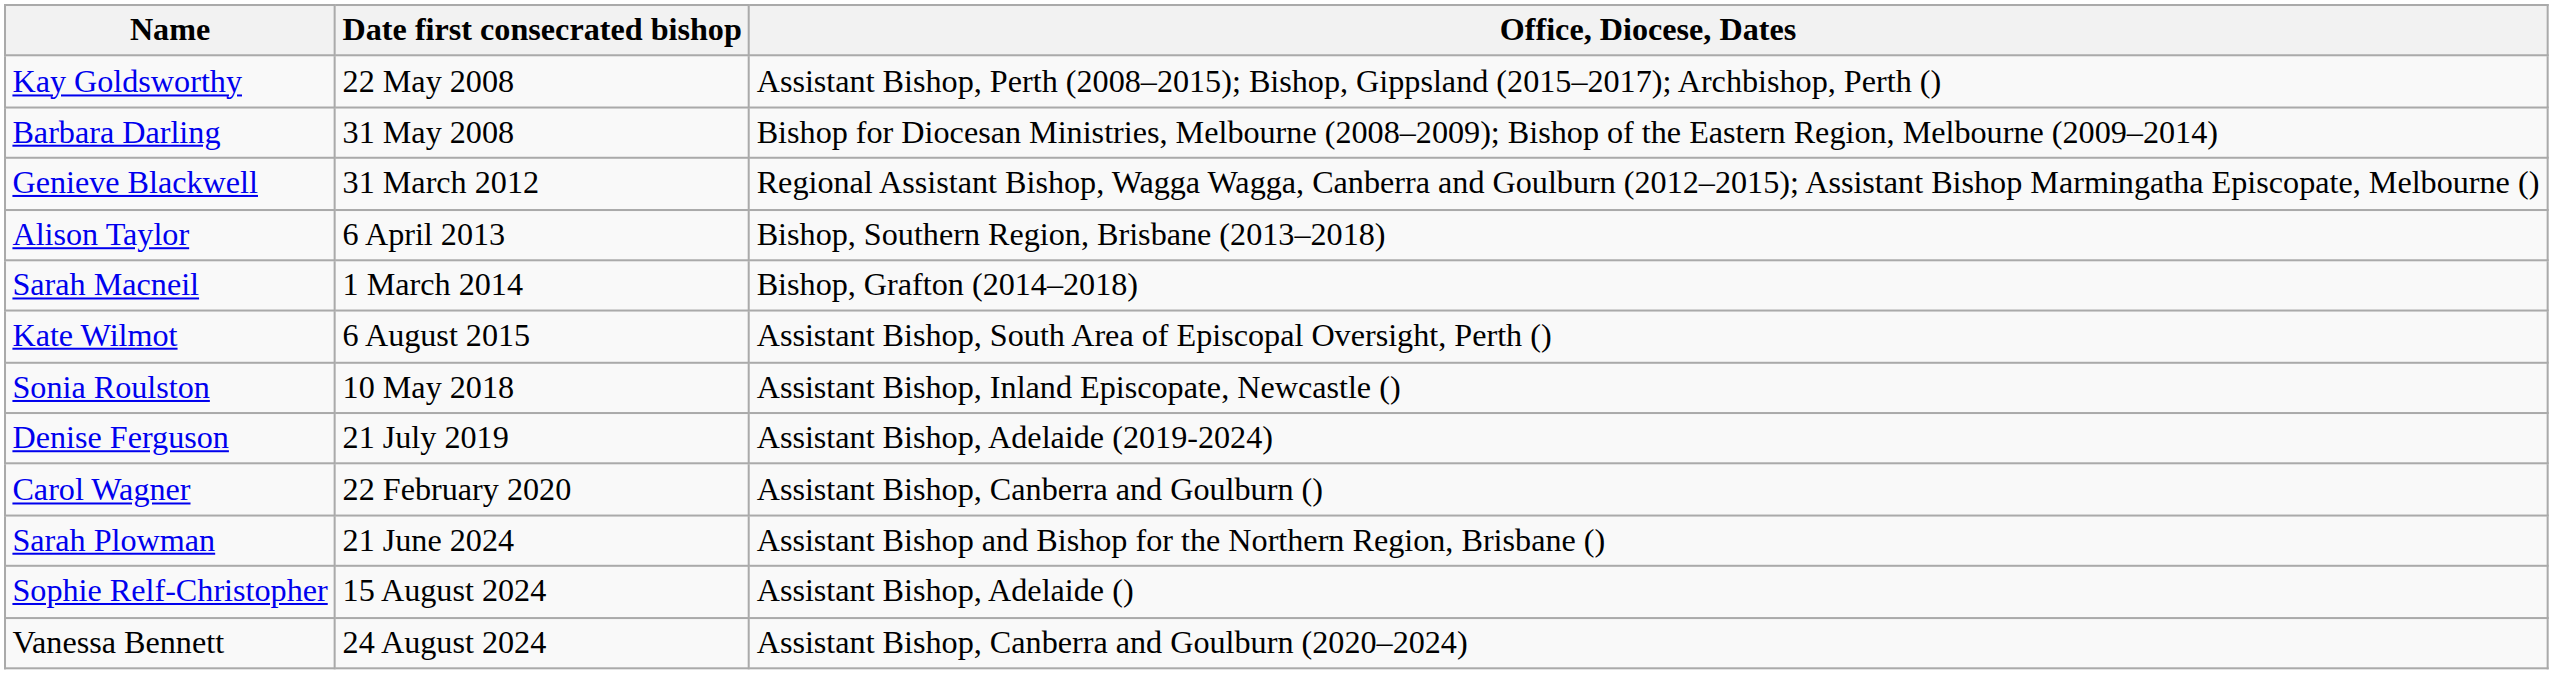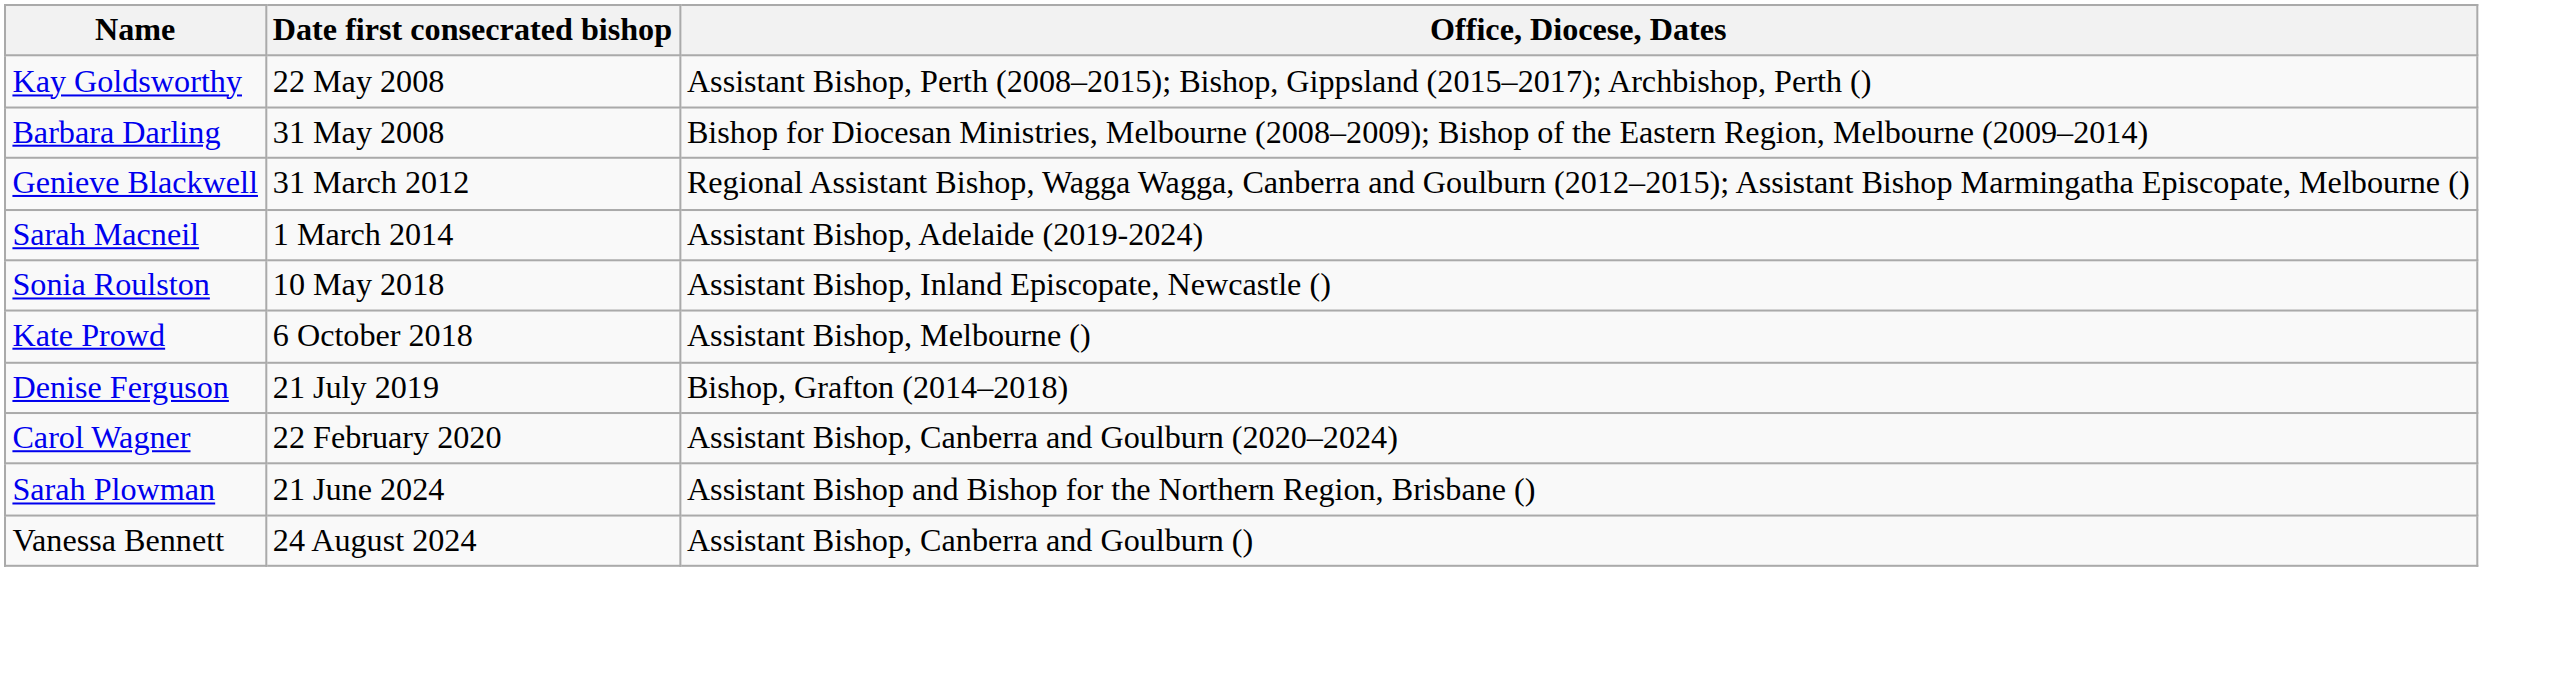- row: (101, 234)
(947, 285) Bishop, Grafton (2014–2018) -> (945, 234) Assistant Bishop, Adelaide (2019-2024)
- row: (95, 336)
+ row: (89, 336)
(1015, 438) Assistant Bishop, Adelaide (2019-2024) -> (878, 387) Bishop, Grafton (2014–2018)
(1040, 489) Assistant Bishop, Canberra and Goulburn () -> (1042, 438) Assistant Bishop, Canberra and Goulburn (2020–2024)
- row: (170, 591)
(1112, 642) Assistant Bishop, Canberra and Goulburn (2020–2024) -> (970, 540) Assistant Bishop, Canberra and Goulburn ()
